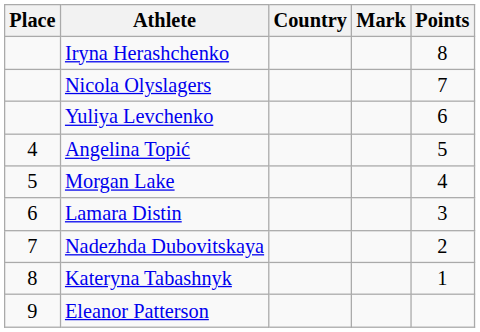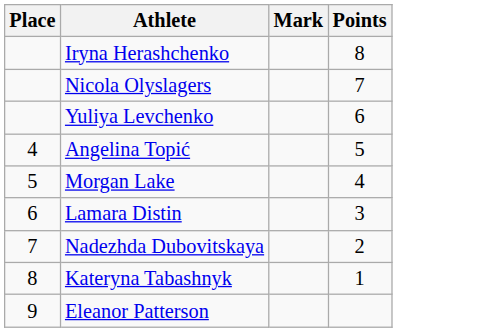- column: (310, 20)
